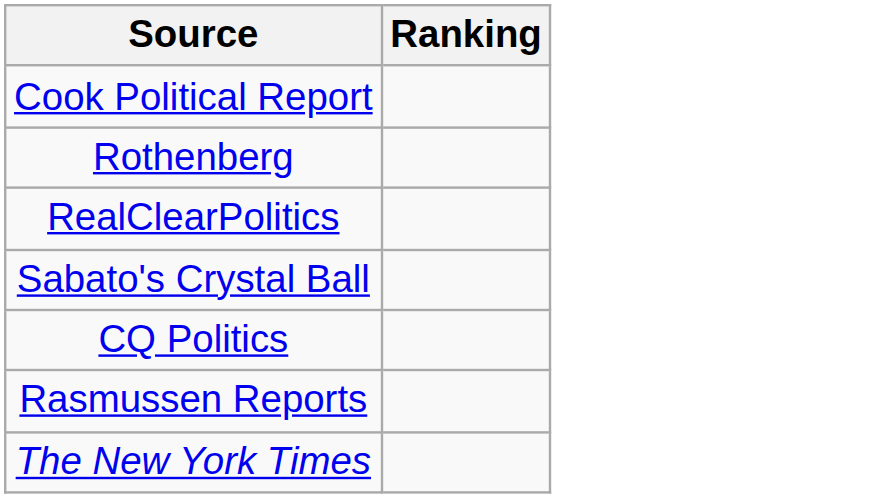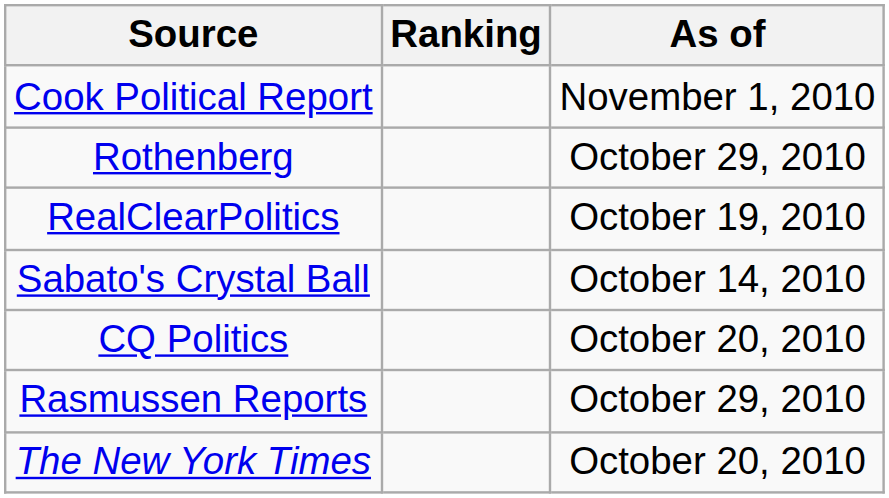+ column: (717, 34)
